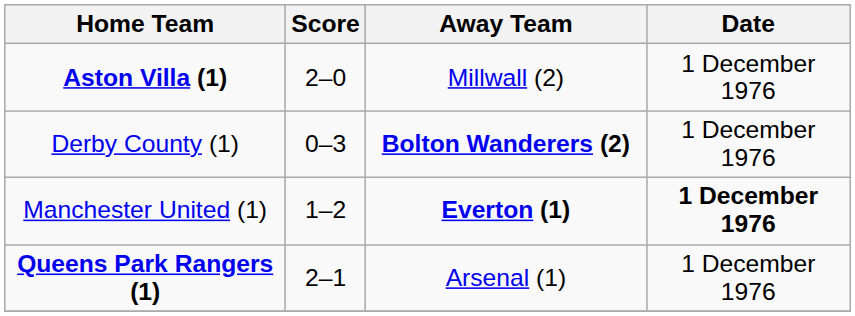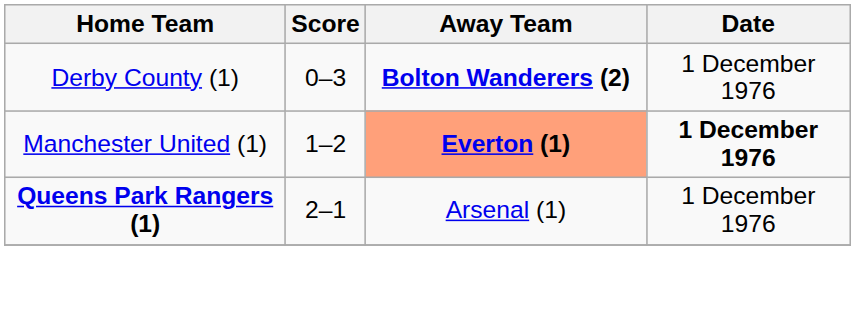- row: (145, 76)
(506, 210) no background -> (506, 143) lightsalmon background
